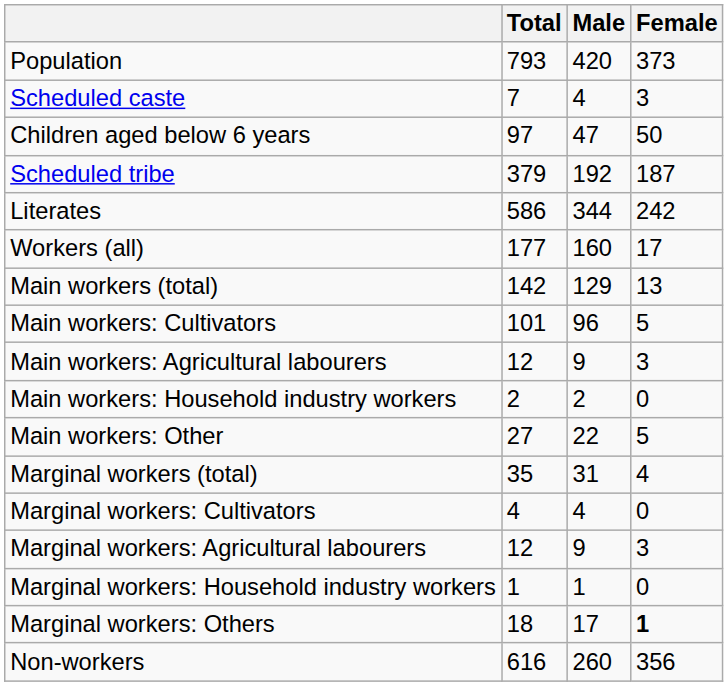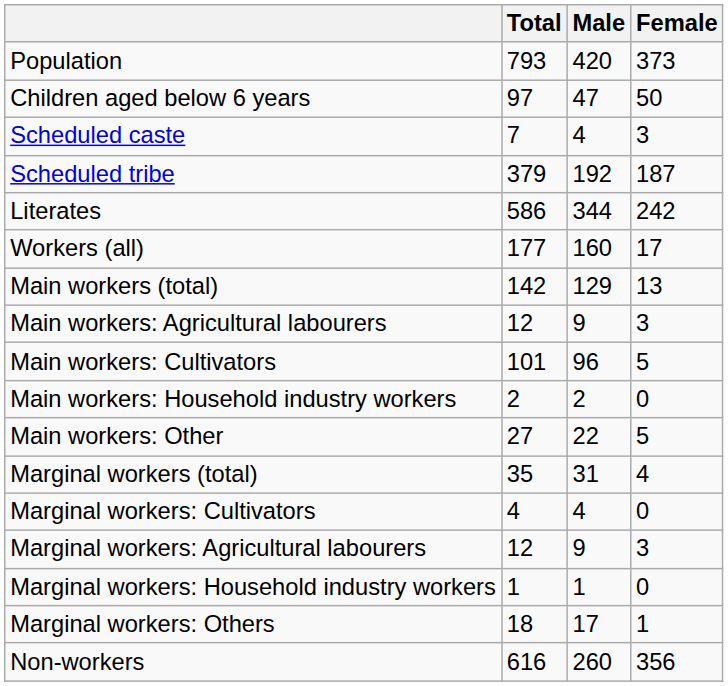rows swapped: (160, 135) <-> (98, 98)
rows swapped: (143, 323) <-> (198, 361)
(643, 624) bold -> (643, 624) normal
